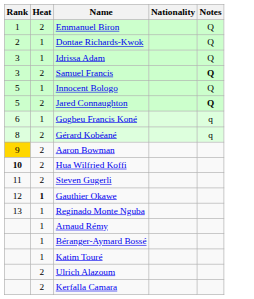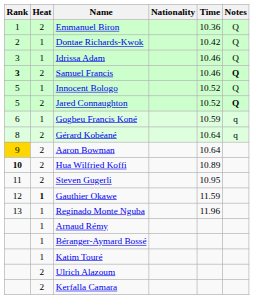+ column: (210, 12)
(17, 73) normal -> (17, 73) bold
